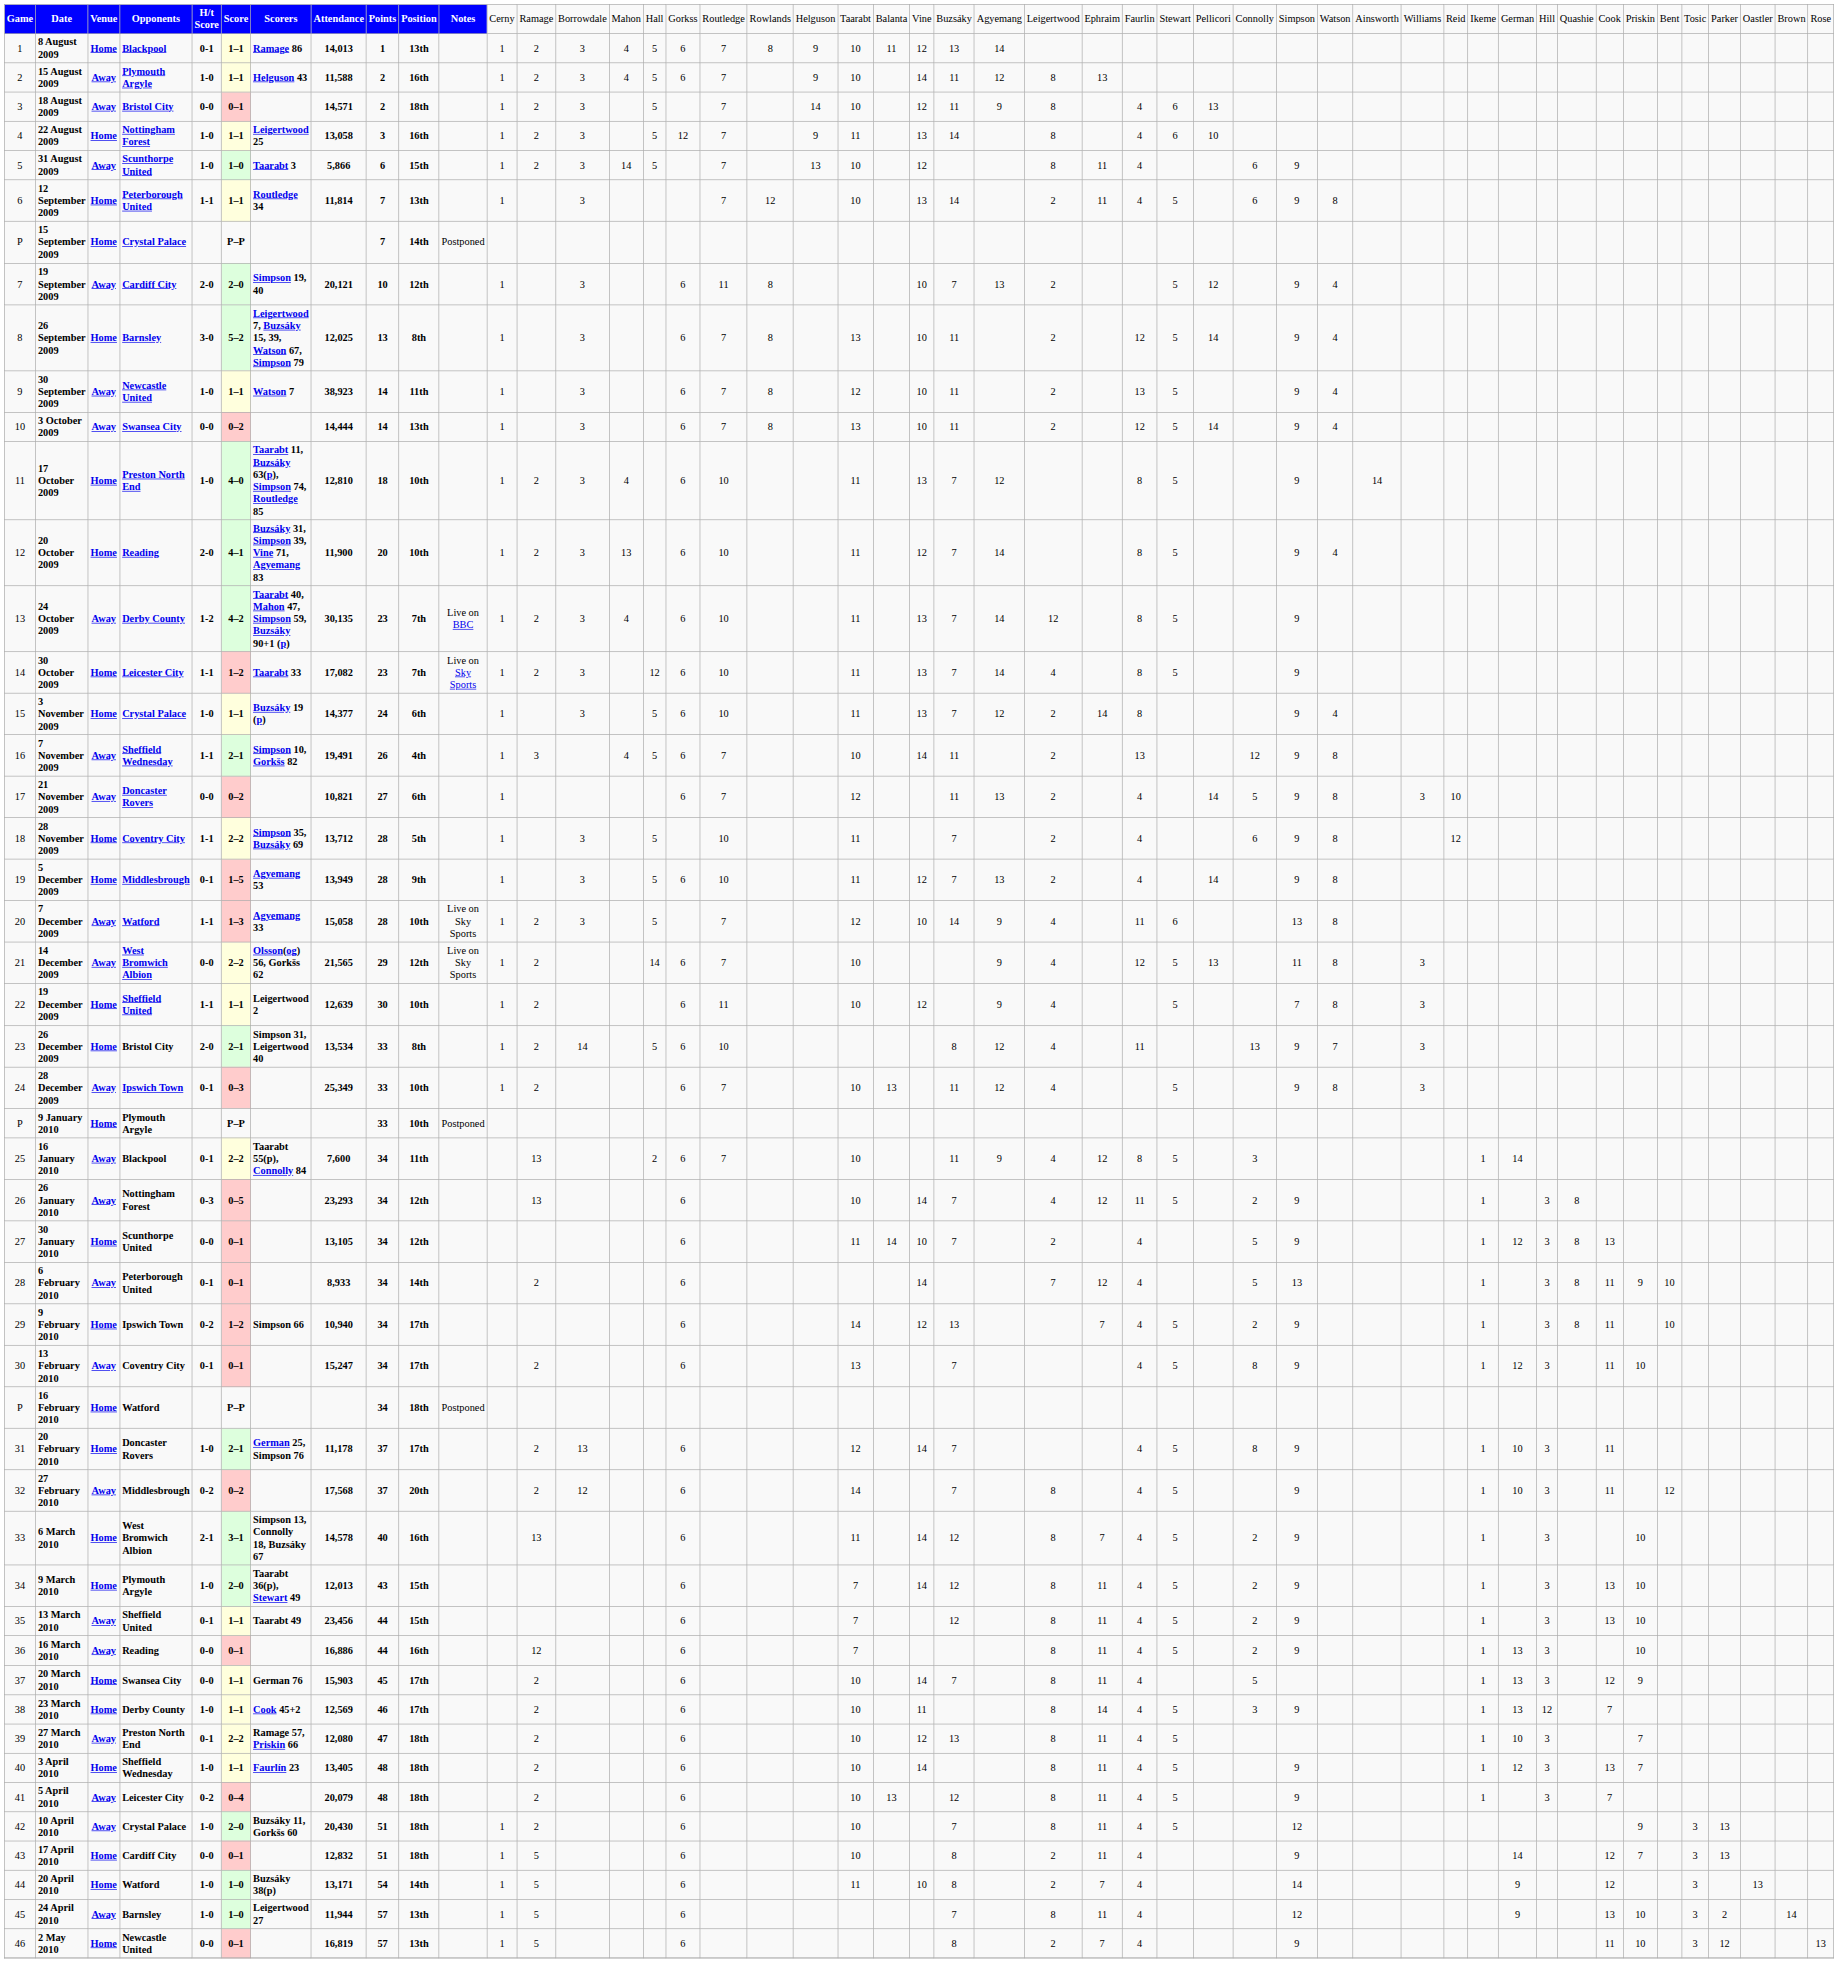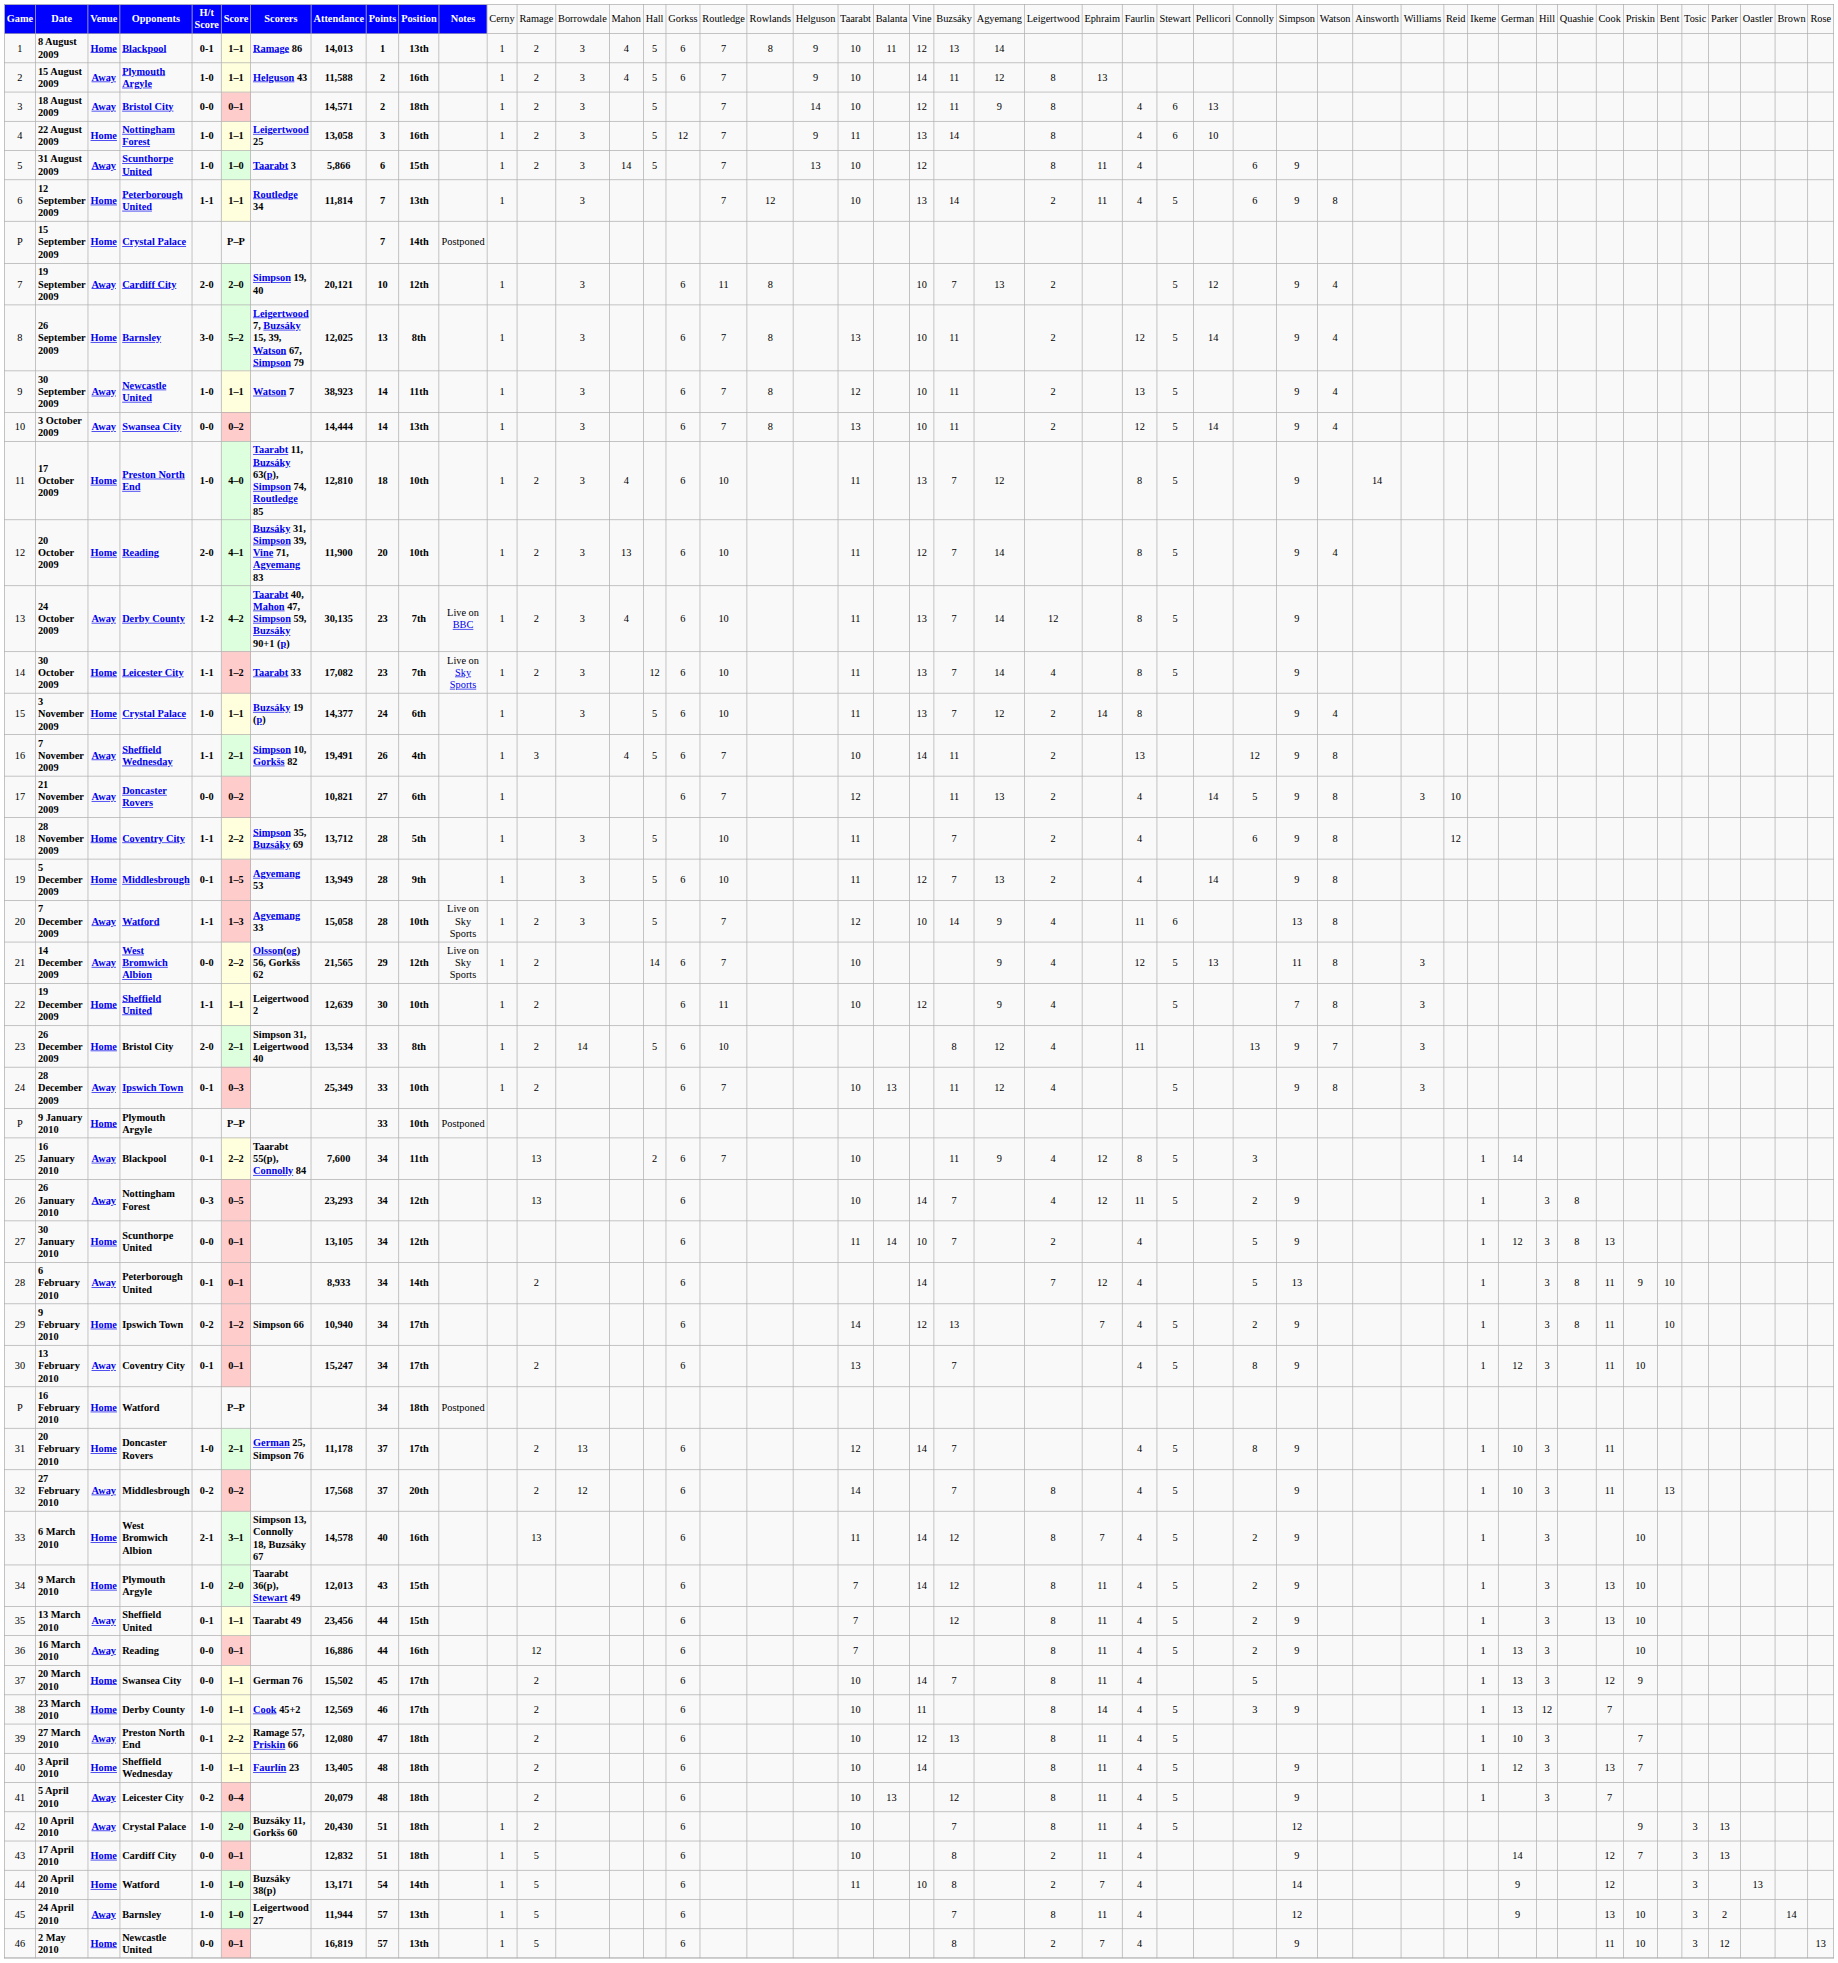(1670, 1490) 12 -> (1670, 1490) 13
(339, 1680) 15,903 -> (339, 1680) 15,502
